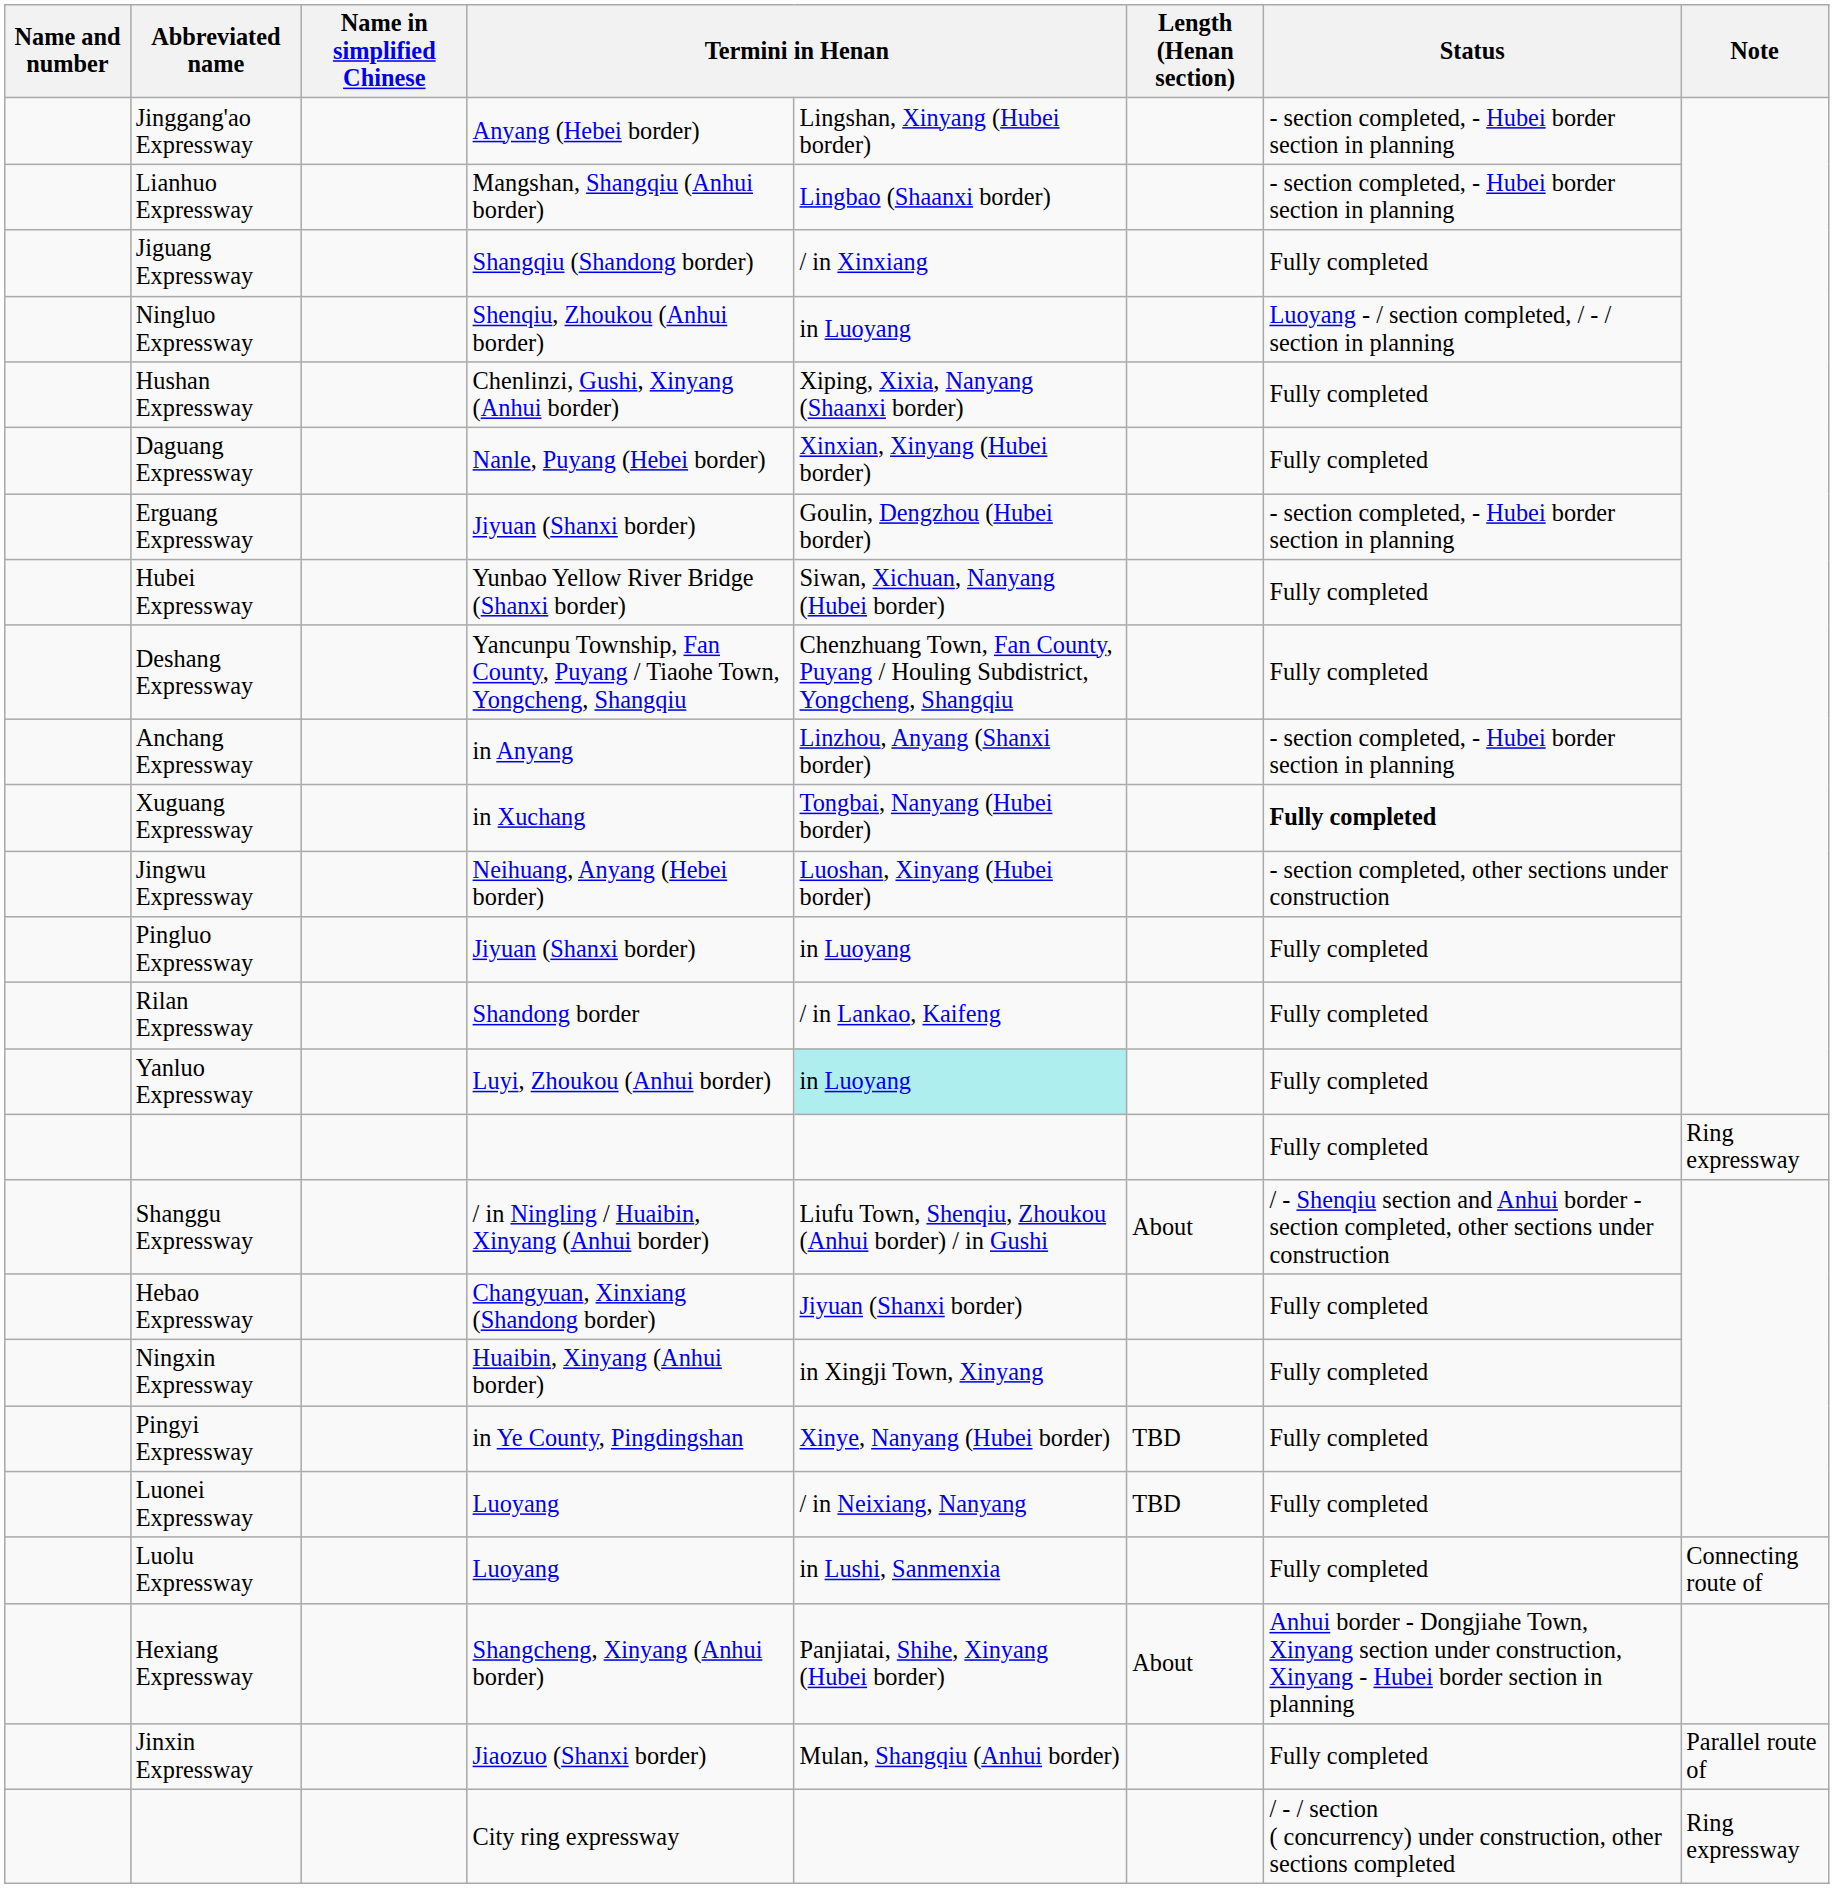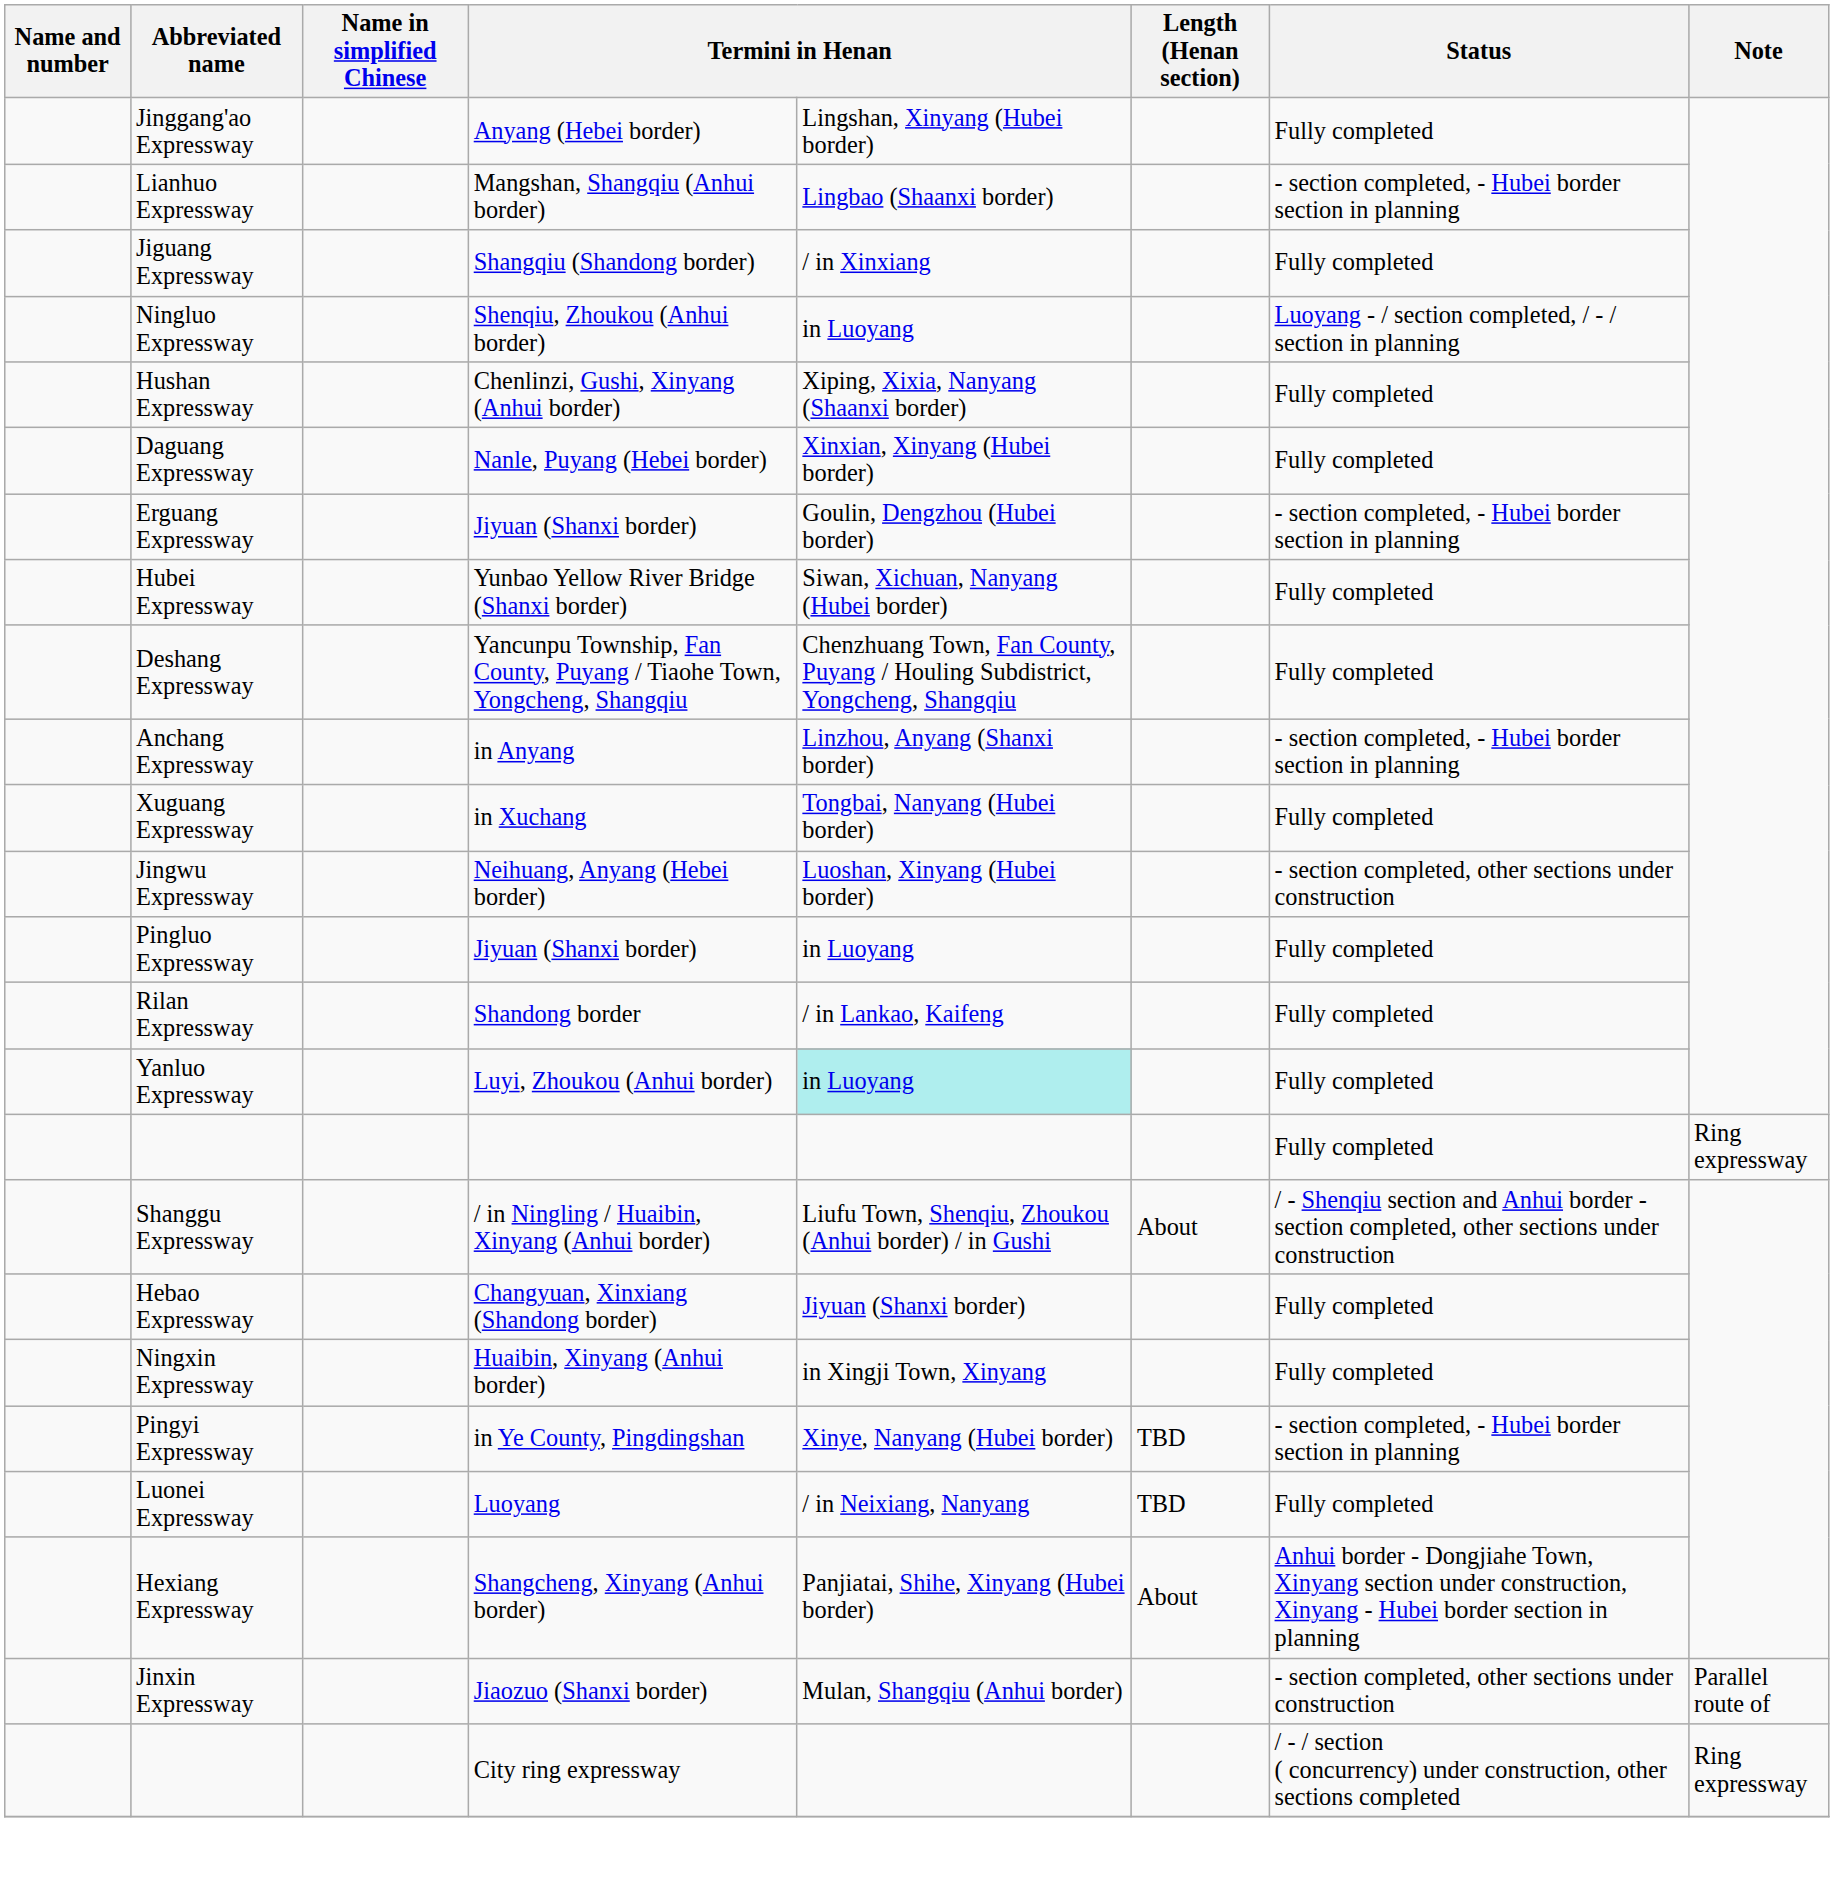(1442, 130) - section completed, - Hubei border section in planning -> (1354, 130) Fully completed
(1353, 817) bold -> (1354, 817) normal
(1349, 1438) Fully completed -> (1447, 1438) - section completed, - Hubei border section in planning
- row: (195, 1570)
(1349, 1756) Fully completed -> (1474, 1690) - section completed, other sections under construction
